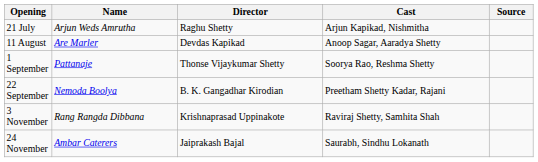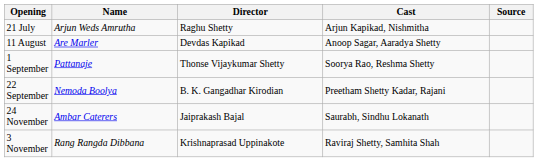rows swapped: (27, 117) <-> (27, 143)
